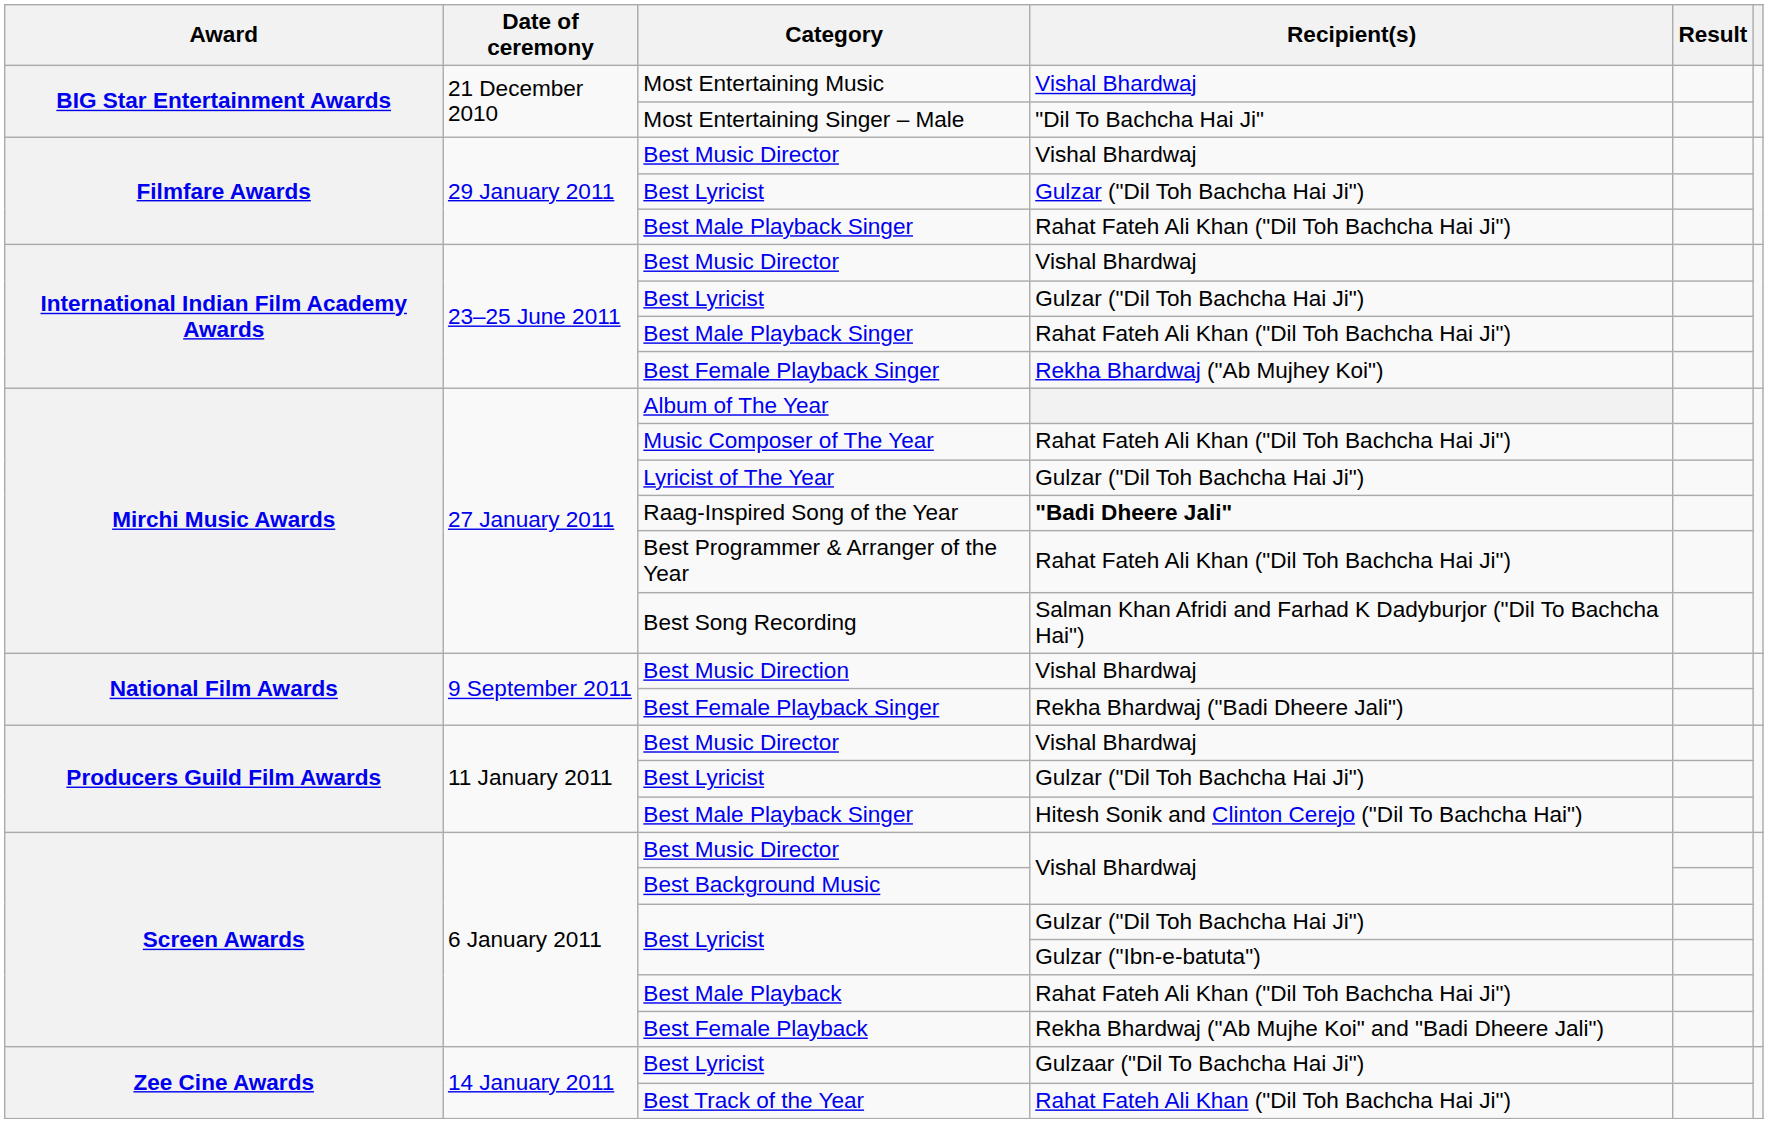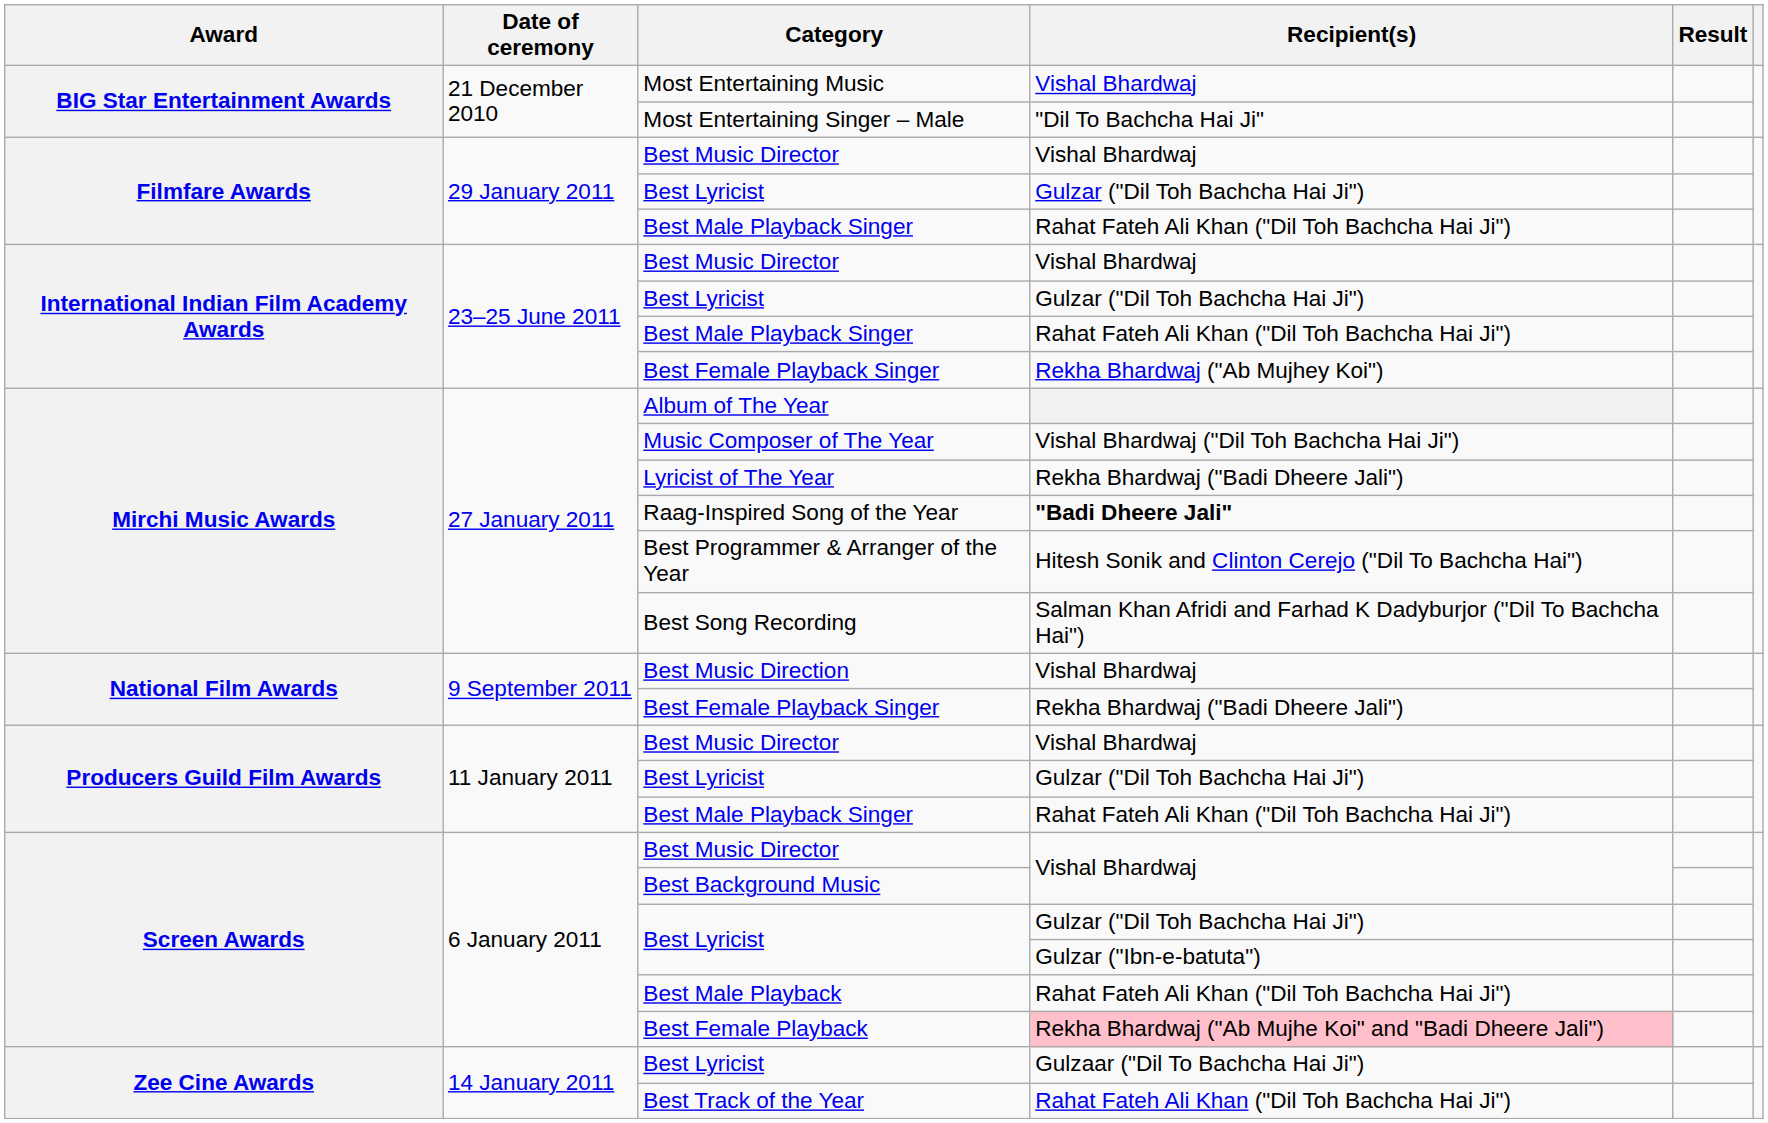(1273, 441) Rahat Fateh Ali Khan ("Dil Toh Bachcha Hai Ji") -> (1247, 441) Vishal Bhardwaj ("Dil Toh Bachcha Hai Ji")
(1200, 477) Gulzar ("Dil Toh Bachcha Hai Ji") -> (1219, 477) Rekha Bhardwaj ("Badi Dheere Jali")
(1273, 561) Rahat Fateh Ali Khan ("Dil Toh Bachcha Hai Ji") -> (1309, 561) Hitesh Sonik and Clinton Cerejo ("Dil To Bachcha Hai")
(1309, 814) Hitesh Sonik and Clinton Cerejo ("Dil To Bachcha Hai") -> (1273, 814) Rahat Fateh Ali Khan ("Dil Toh Bachcha Hai Ji")
(1320, 1028) no background -> (1320, 1028) pink background
